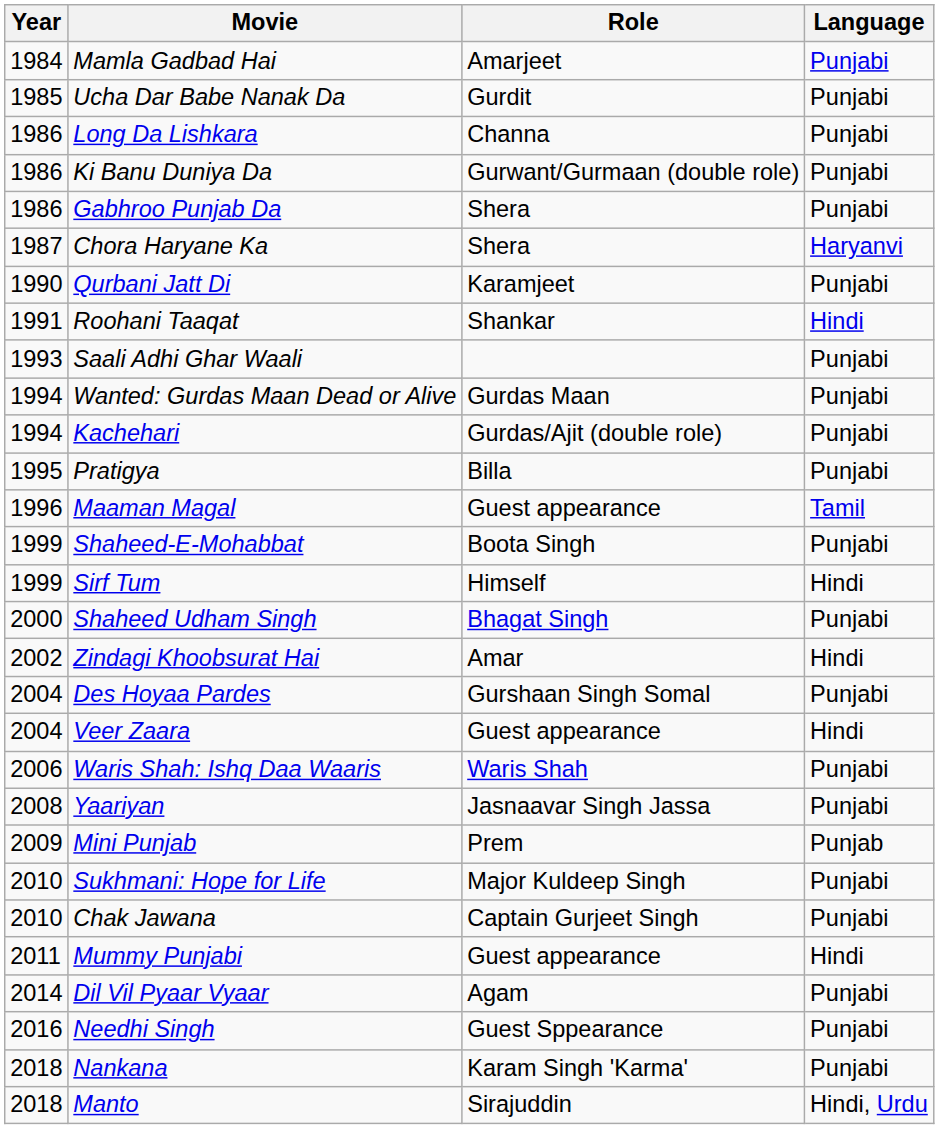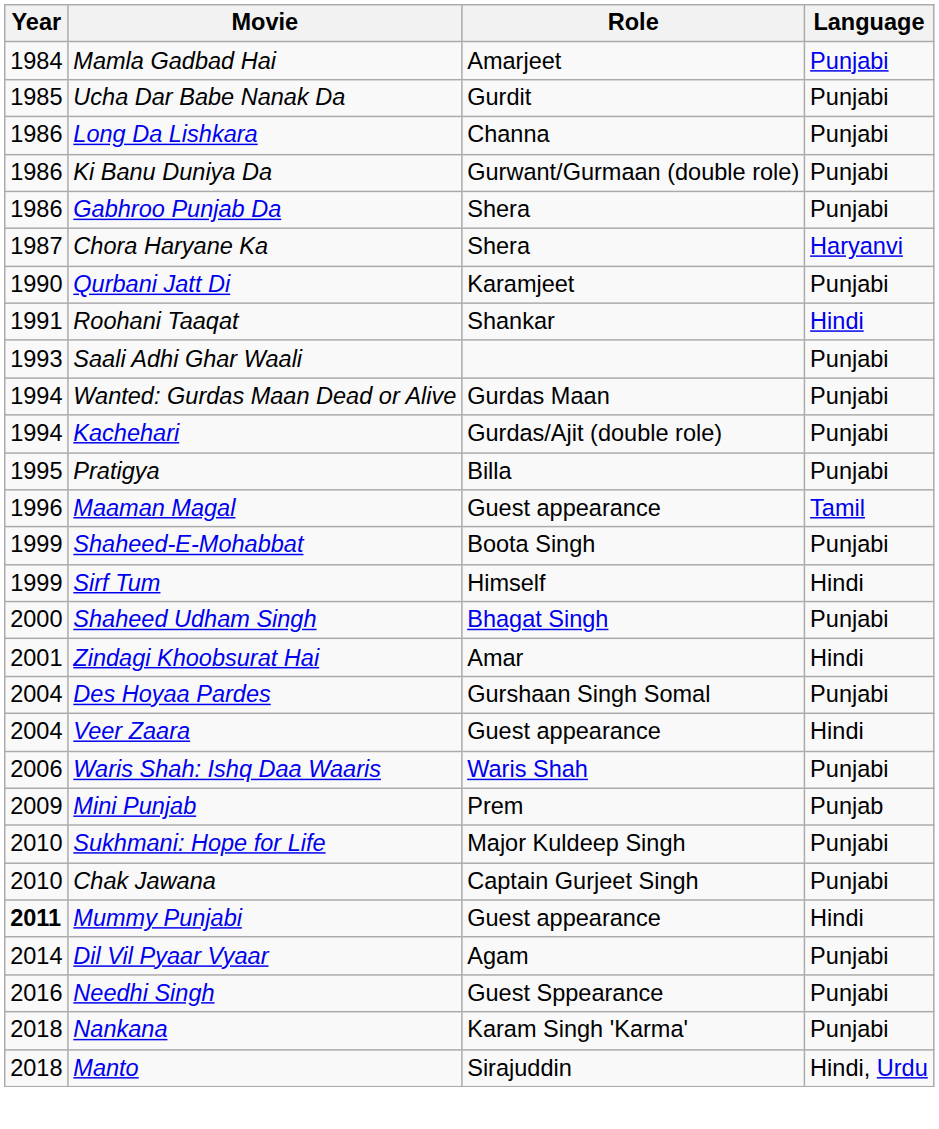(36, 657) 2002 -> (36, 657) 2001
- row: (119, 806)
(35, 955) normal -> (36, 918) bold
